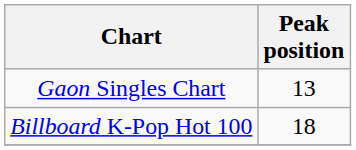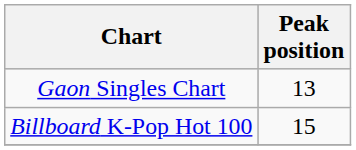(304, 125) 18 -> (304, 125) 15
